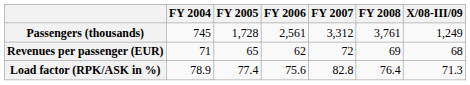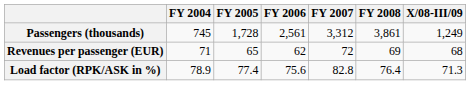(387, 32) 3,761 -> (387, 32) 3,861
